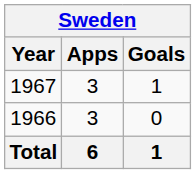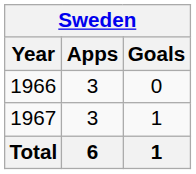rows swapped: (33, 119) <-> (33, 86)
